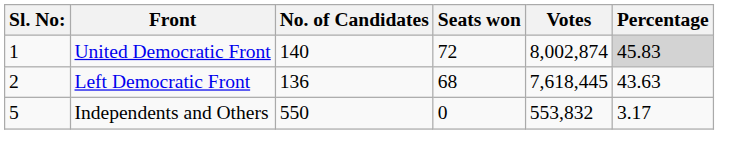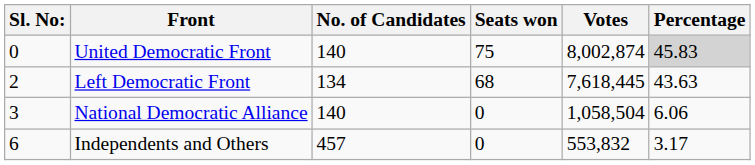(14, 50) 1 -> (14, 50) 0
(448, 50) 72 -> (484, 50) 75
(294, 81) 136 -> (331, 81) 134
+ row: (191, 112)
(14, 112) 5 -> (14, 143) 6
(294, 112) 550 -> (331, 143) 457
